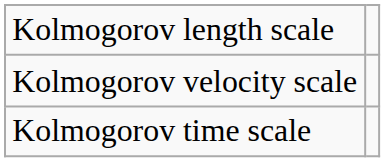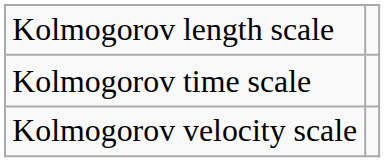rows swapped: (162, 130) <-> (185, 80)
